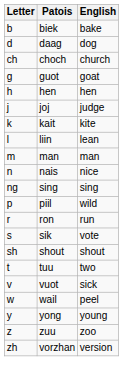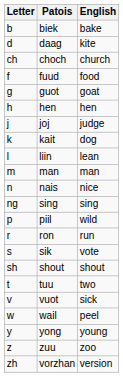(88, 44) dog -> (88, 44) kite
+ row: (49, 76)
(88, 124) kite -> (88, 140) dog
